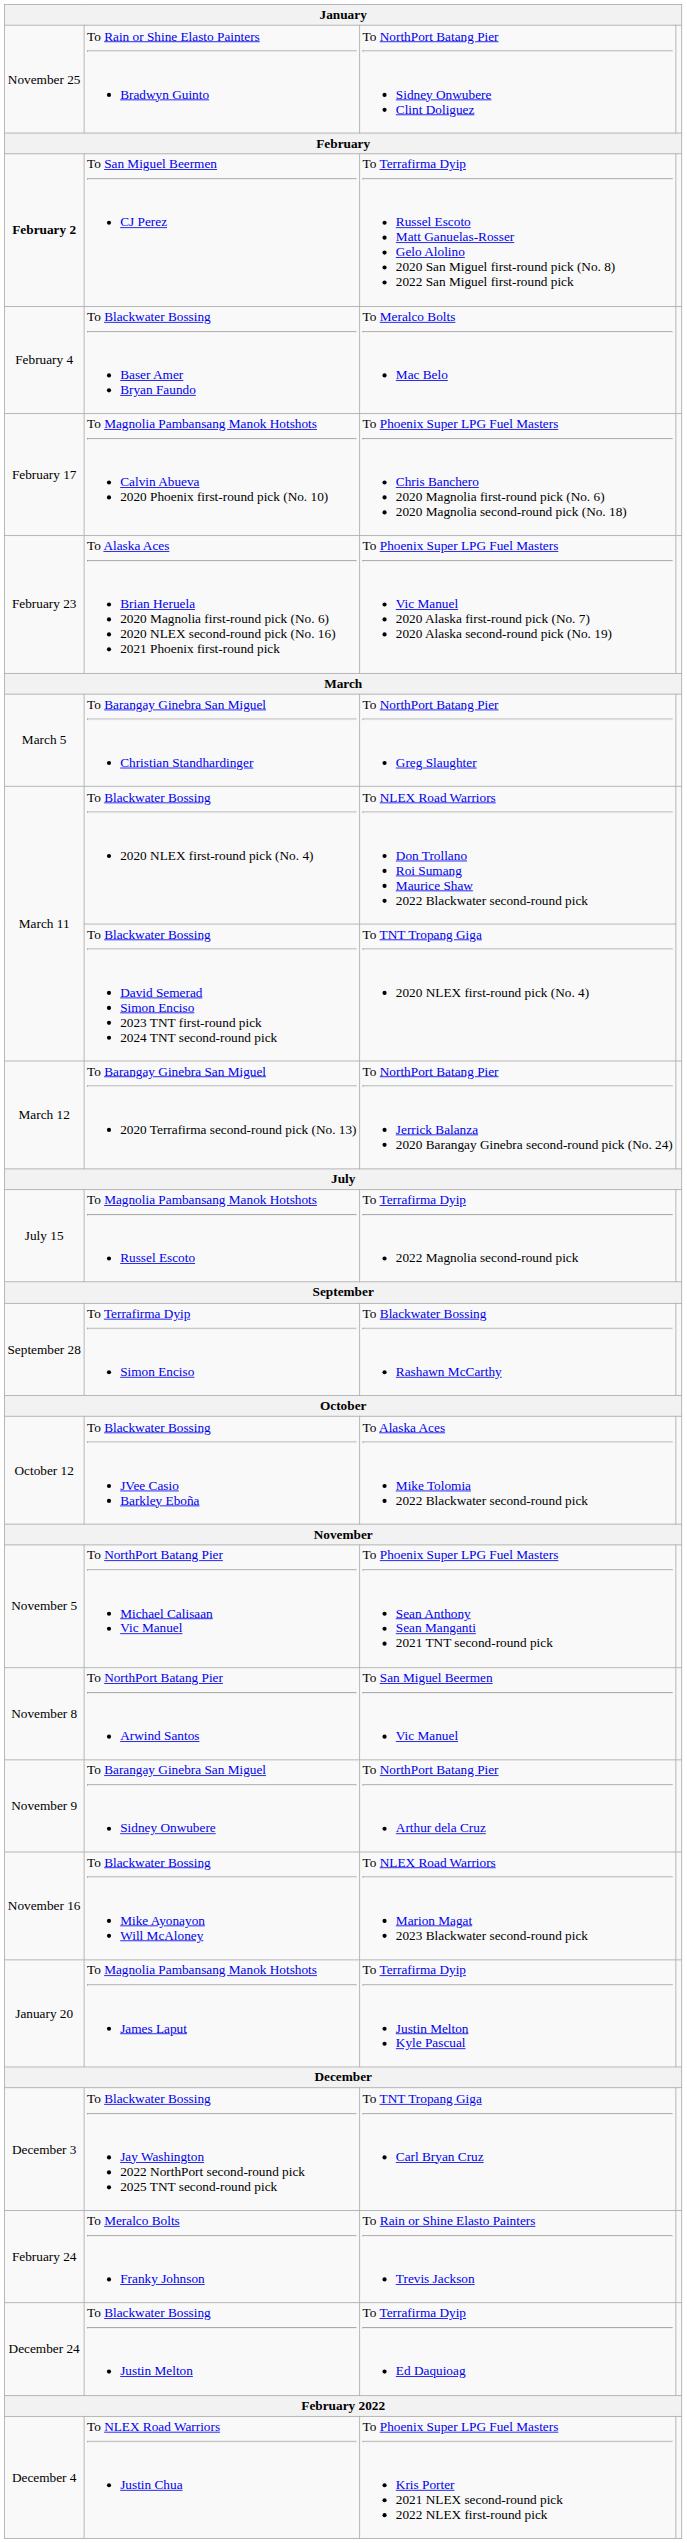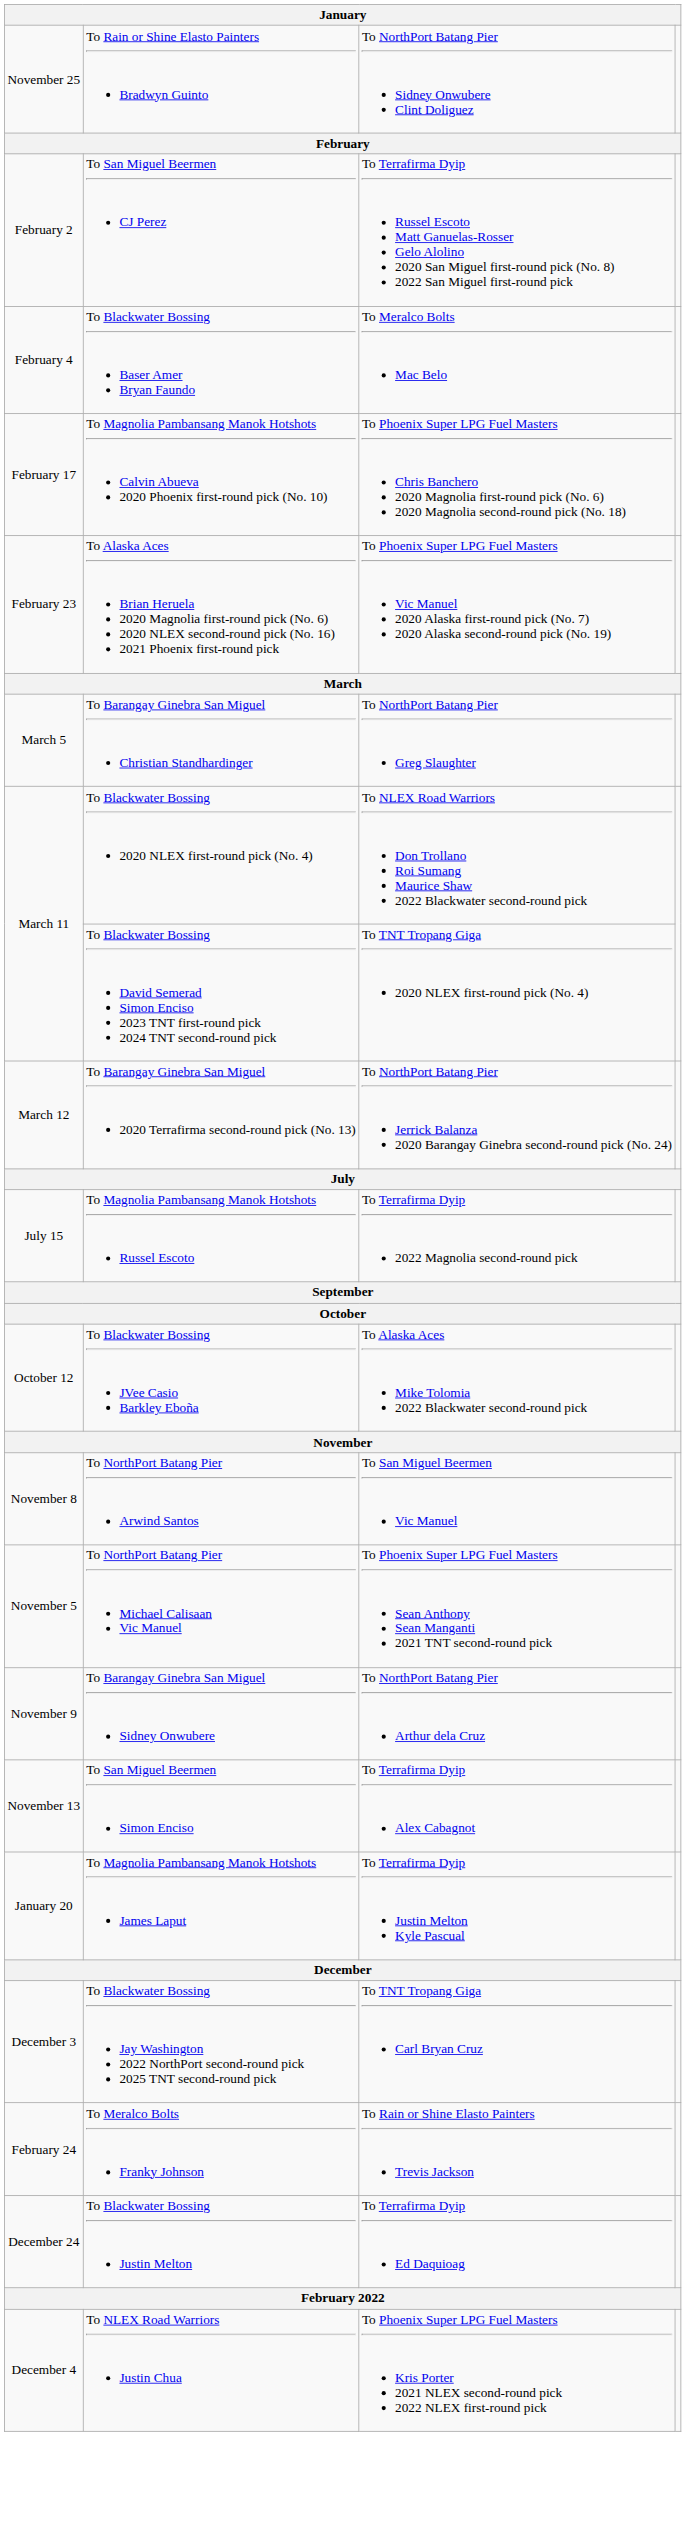(44, 230) bold -> (44, 230) normal
- row: (222, 1343)
rows swapped: (222, 1592) <-> (222, 1707)
+ row: (221, 1799)
- row: (222, 1899)
